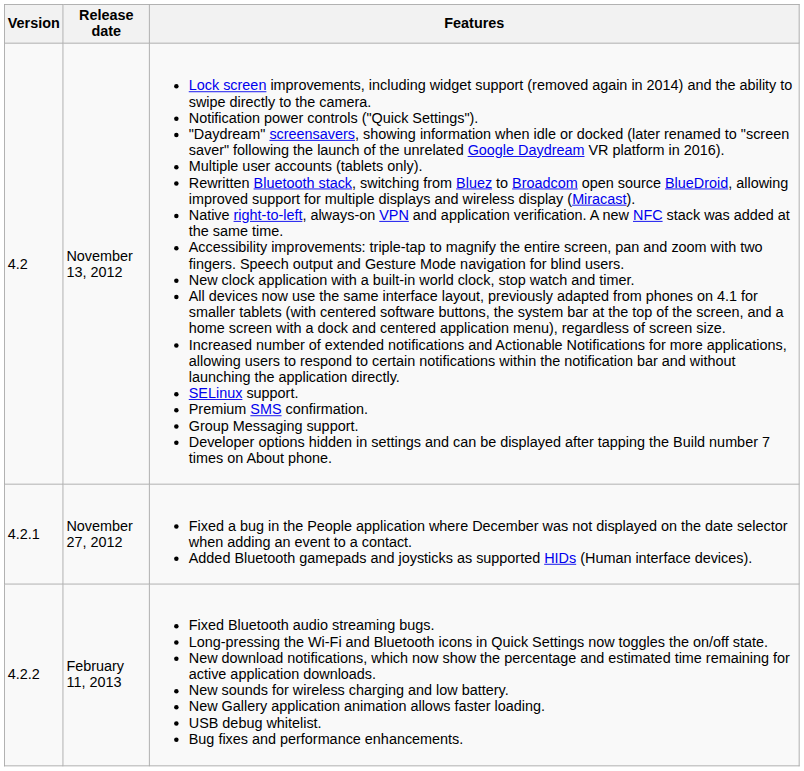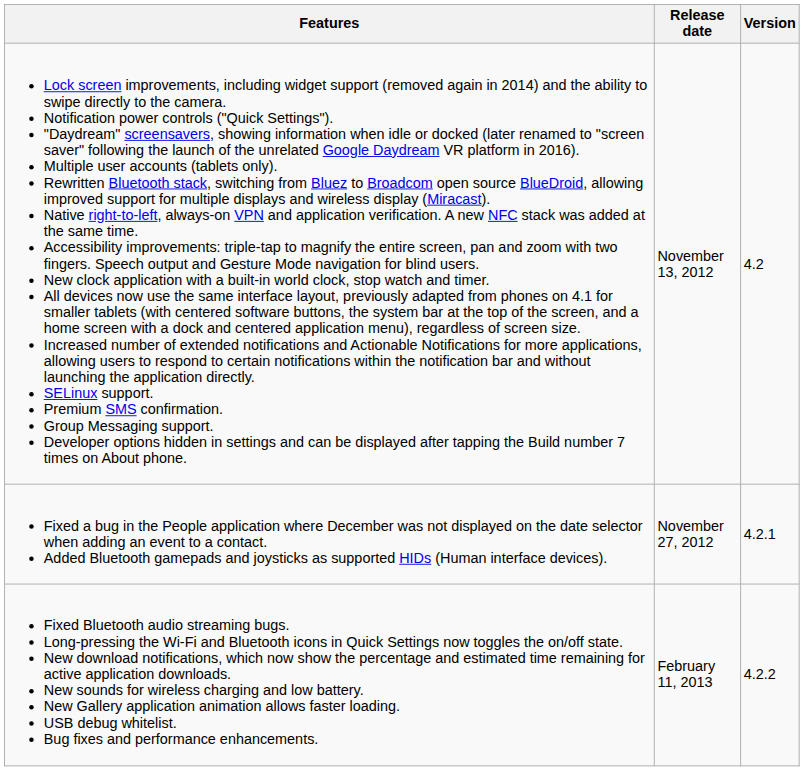columns swapped: (34, 24) <-> (474, 24)
